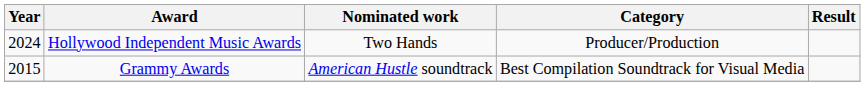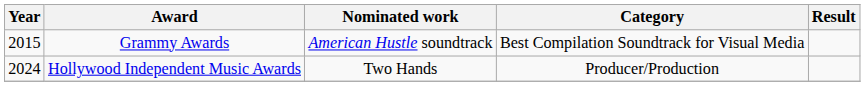rows swapped: (174, 68) <-> (175, 42)
